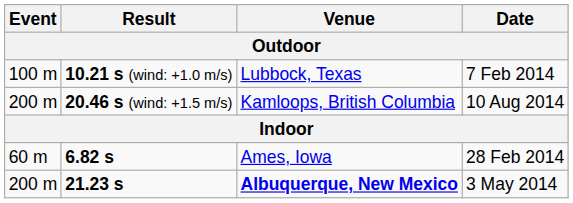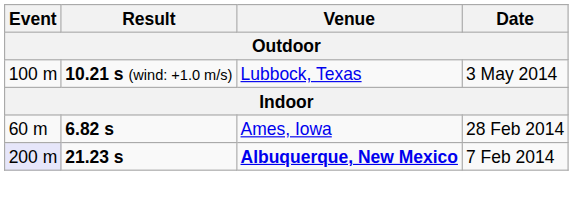(510, 74) 7 Feb 2014 -> (512, 74) 3 May 2014
- row: (149, 102)
(33, 185) no background -> (33, 157) lavender background
(512, 185) 3 May 2014 -> (510, 157) 7 Feb 2014
